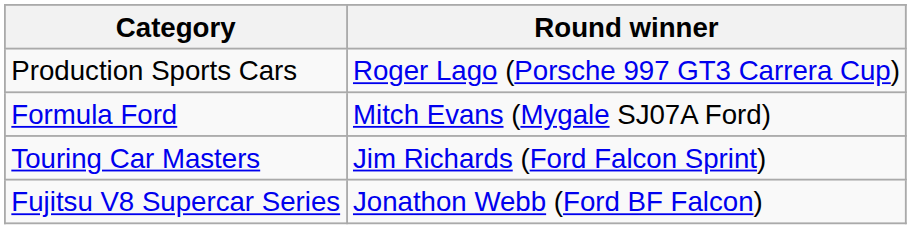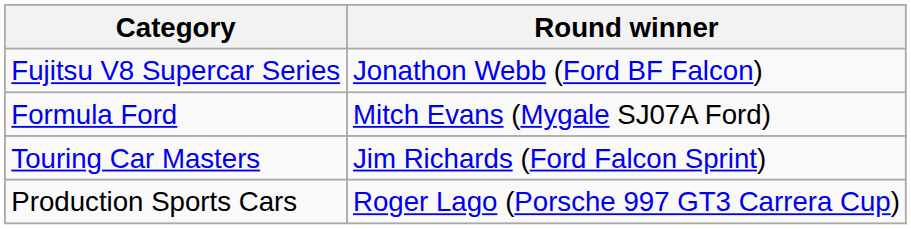rows swapped: (176, 202) <-> (154, 71)
